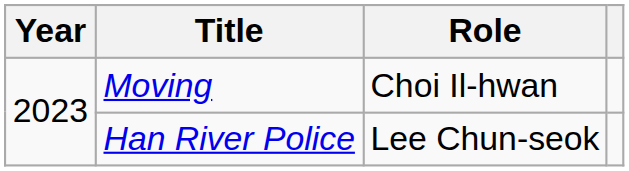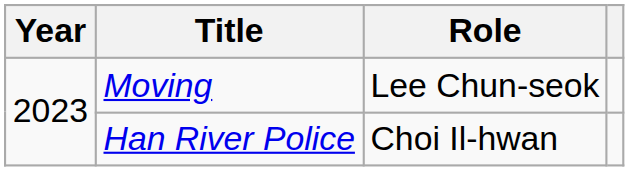(464, 84) Choi Il-hwan -> (485, 84) Lee Chun-seok
(485, 138) Lee Chun-seok -> (464, 138) Choi Il-hwan
